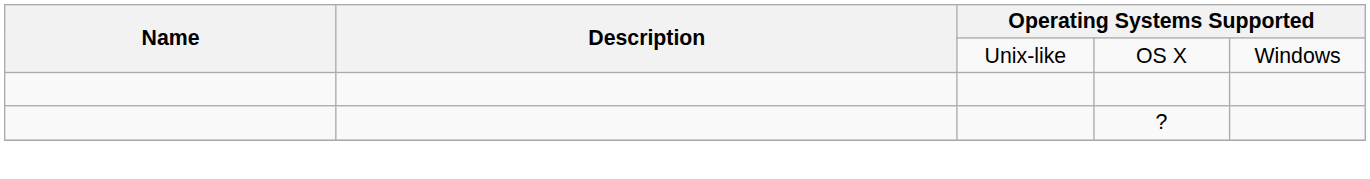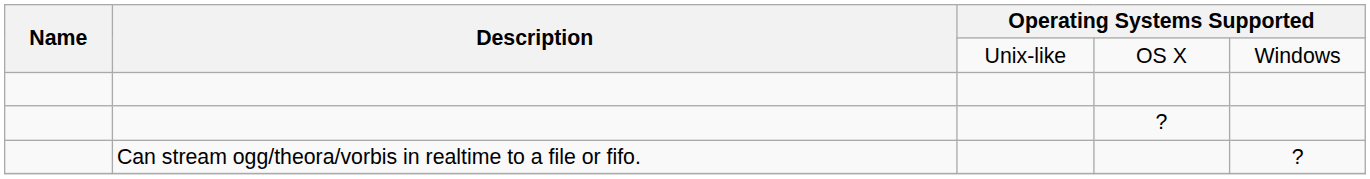+ row: (379, 156)
